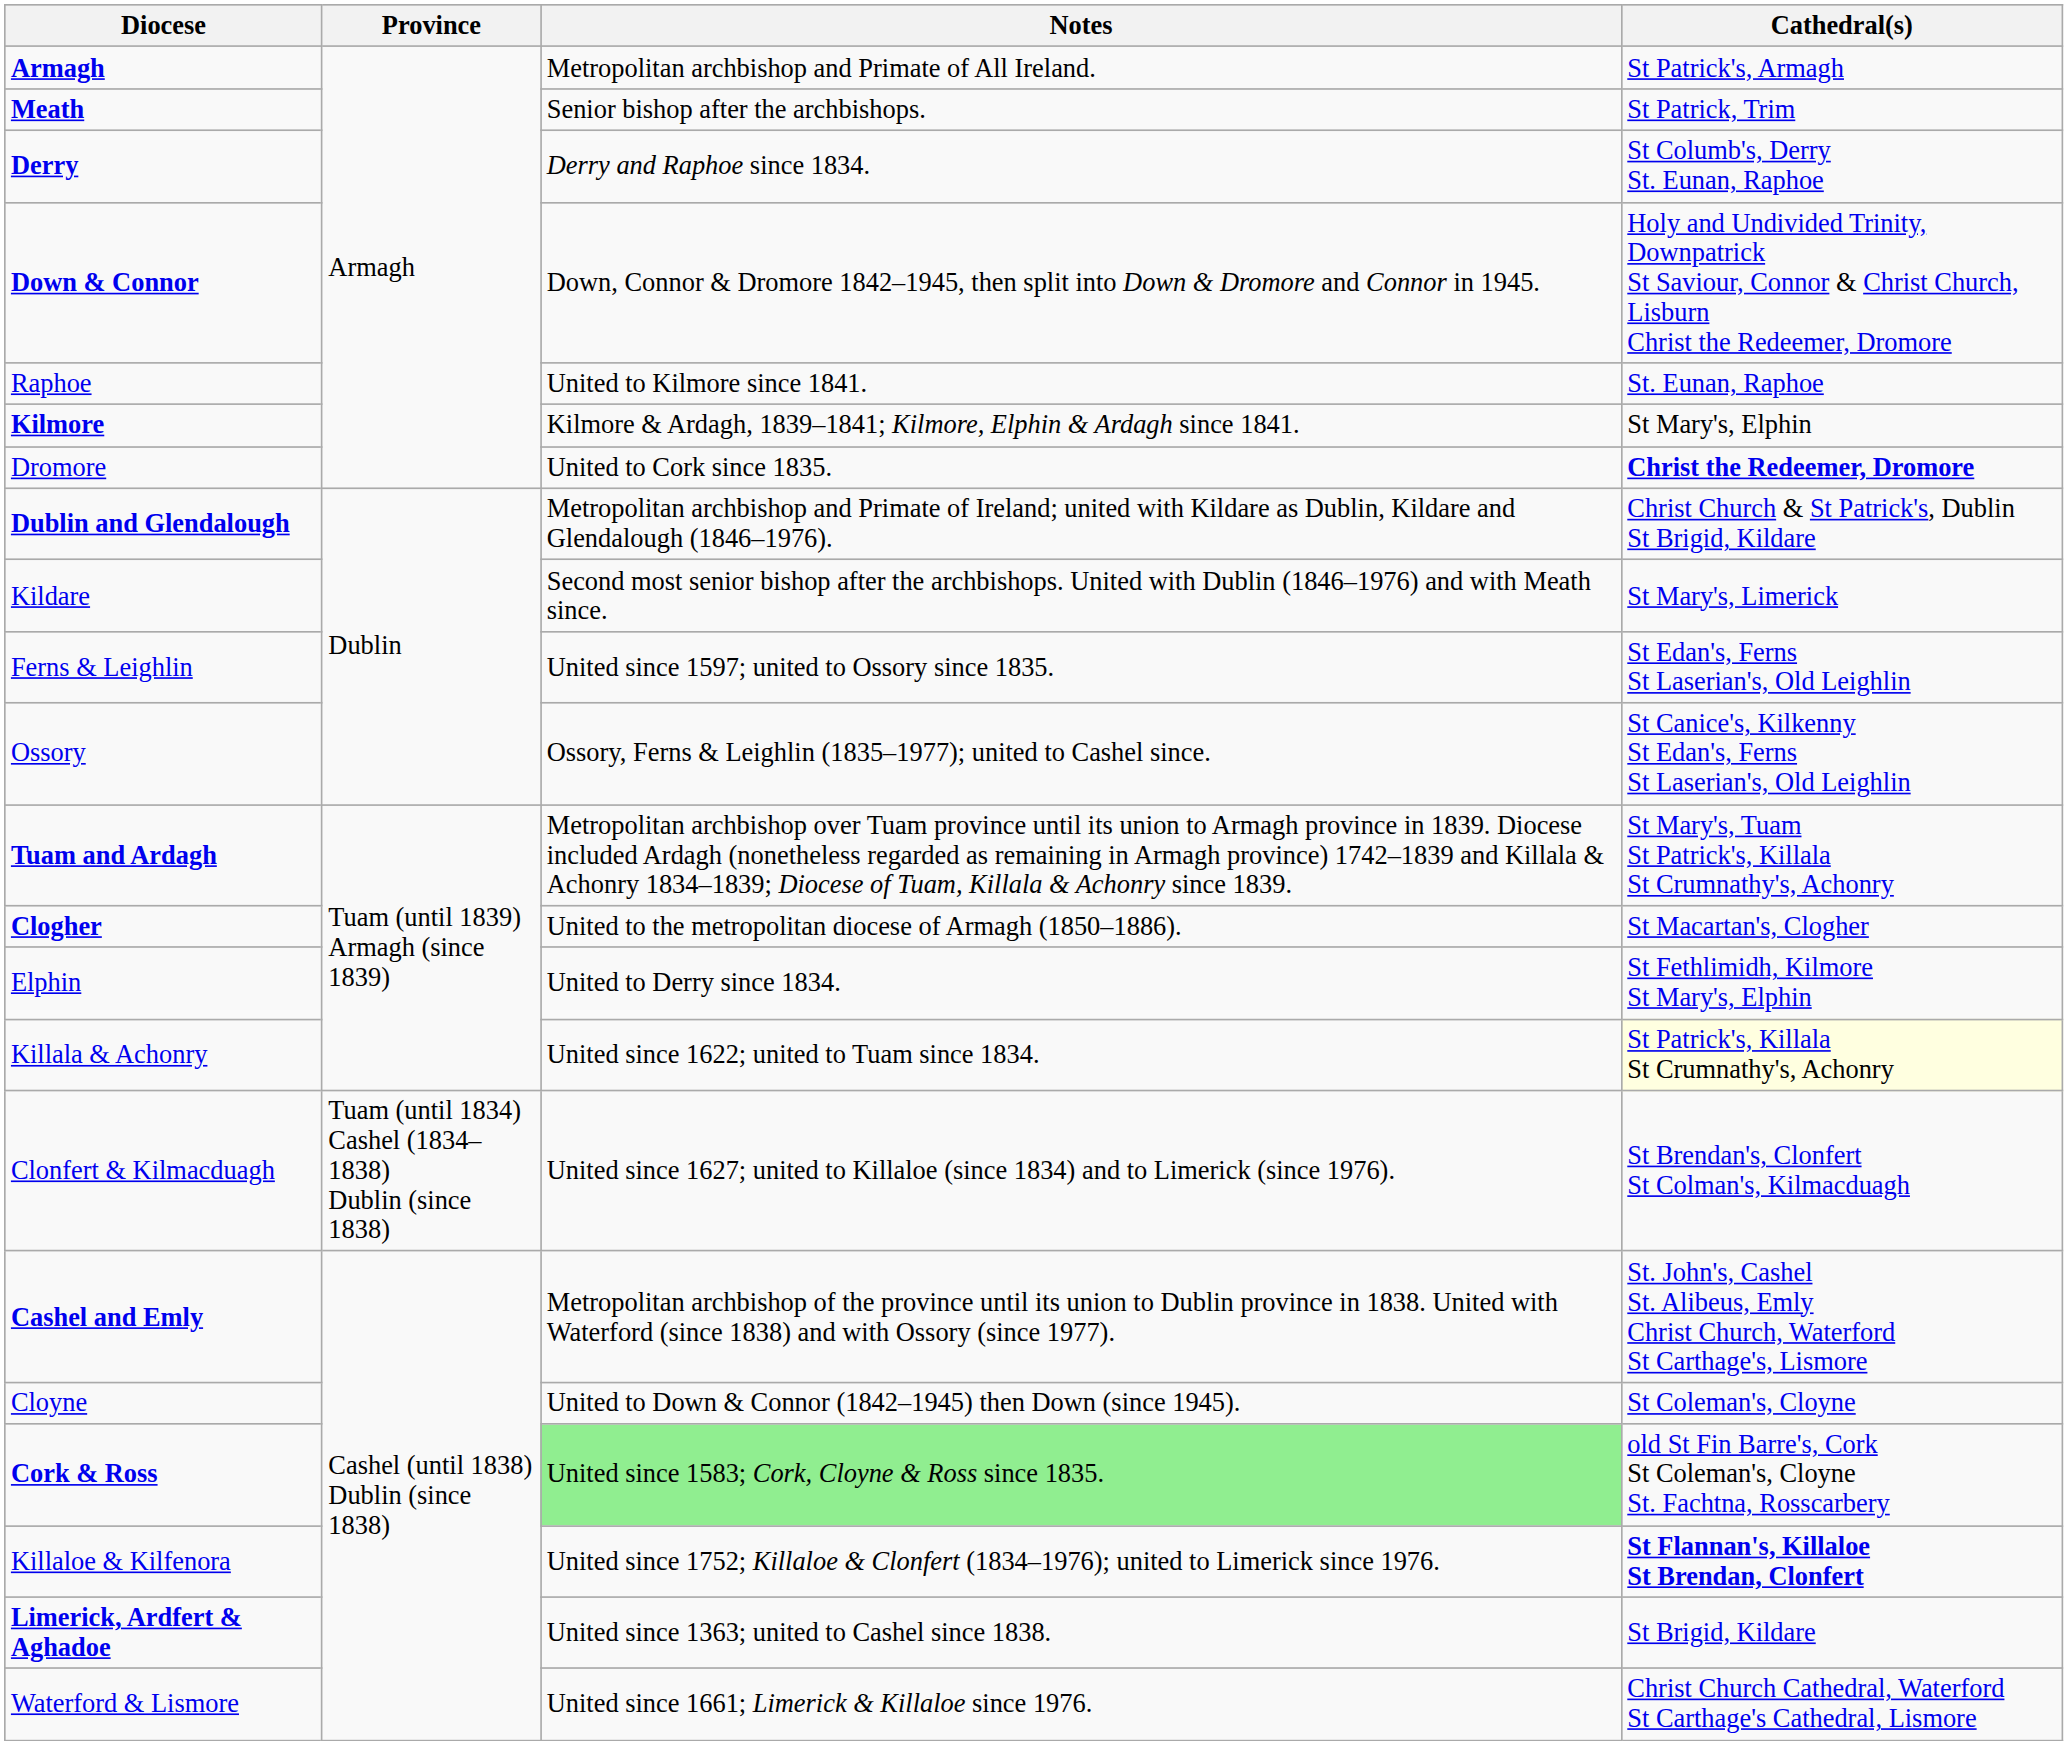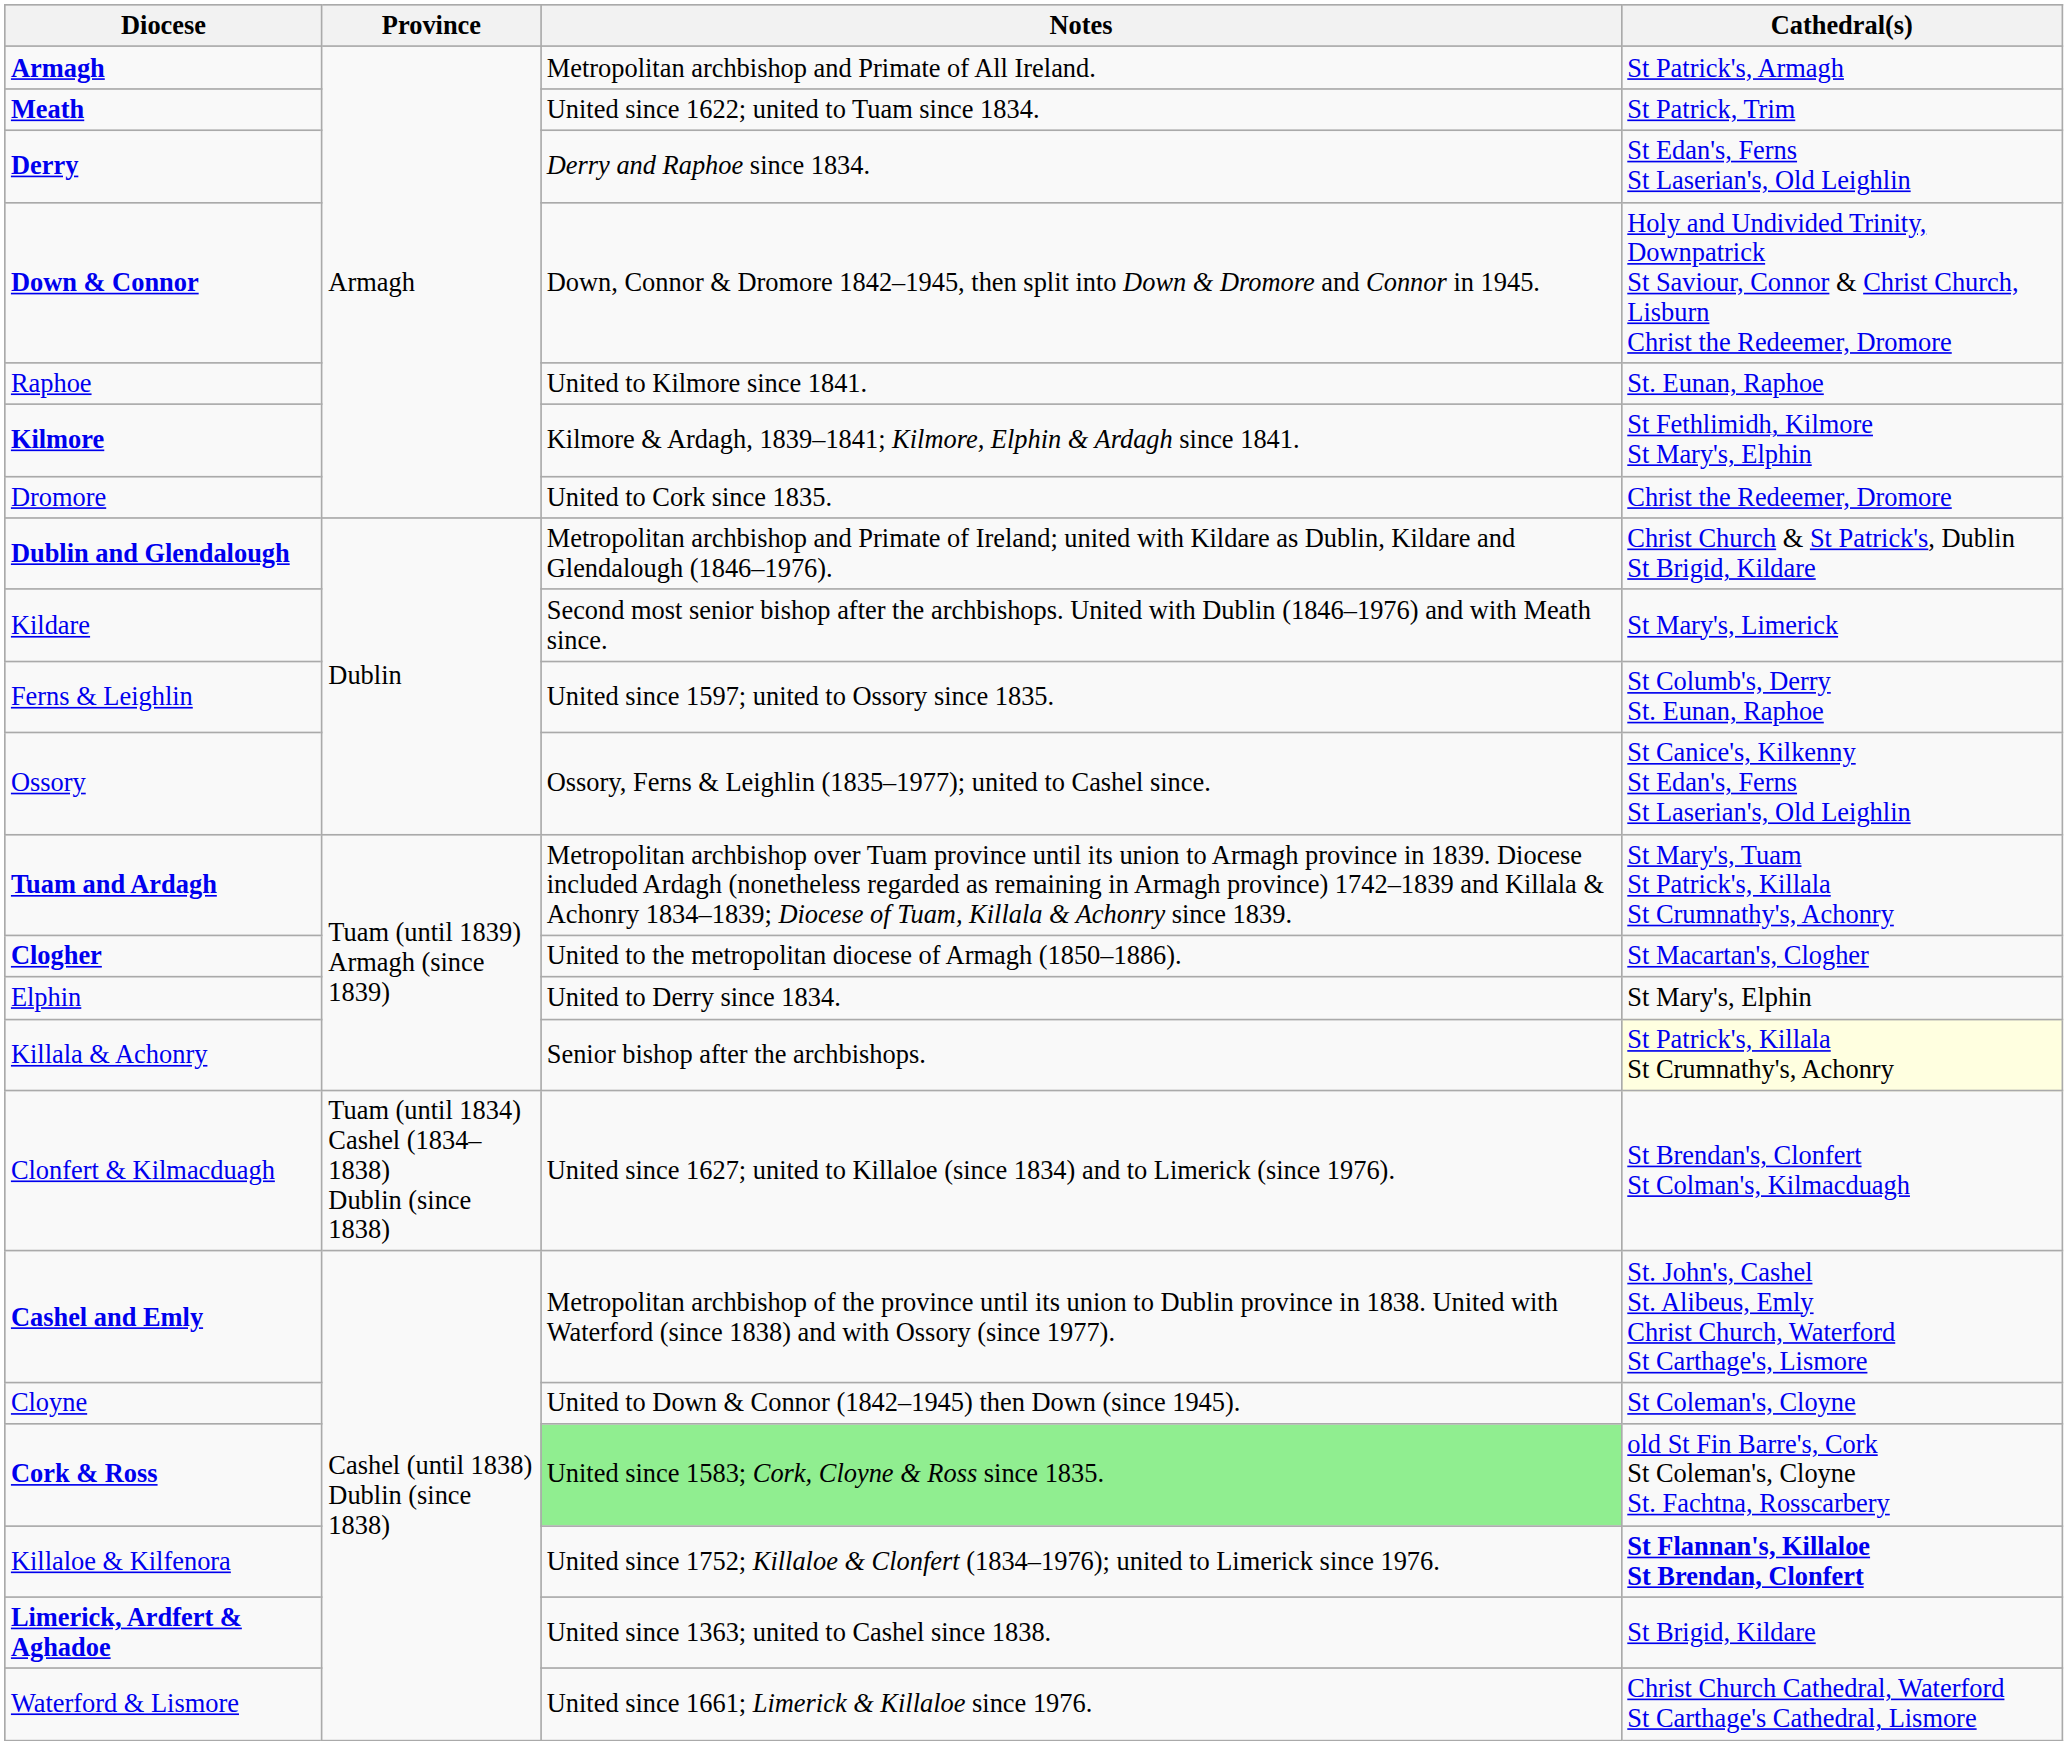(736, 109) Senior bishop after the archbishops. -> (793, 109) United since 1622; united to Tuam since 1834.
(1729, 165) St Columb's, Derry St. Eunan, Raphoe -> (1769, 165) St Edan's, Ferns St Laserian's, Old Leighlin
(1720, 425) St Mary's, Elphin -> (1750, 439) St Fethlimidh, Kilmore St Mary's, Elphin
(1801, 467) bold -> (1790, 496) normal
(1769, 666) St Edan's, Ferns St Laserian's, Old Leighlin -> (1729, 696) St Columb's, Derry St. Eunan, Raphoe
(1750, 982) St Fethlimidh, Kilmore St Mary's, Elphin -> (1720, 997) St Mary's, Elphin
(793, 1054) United since 1622; united to Tuam since 1834. -> (736, 1054) Senior bishop after the archbishops.
